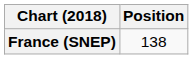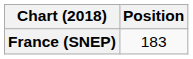(154, 41) 138 -> (154, 41) 183
